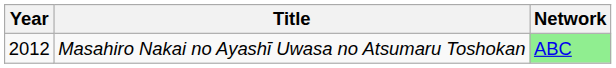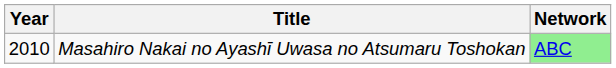(29, 48) 2012 -> (29, 48) 2010
